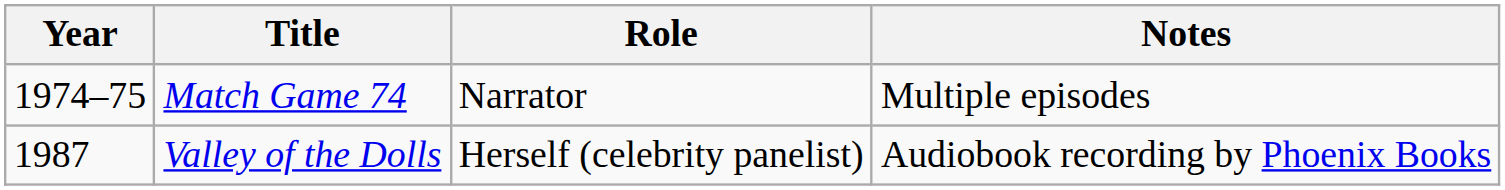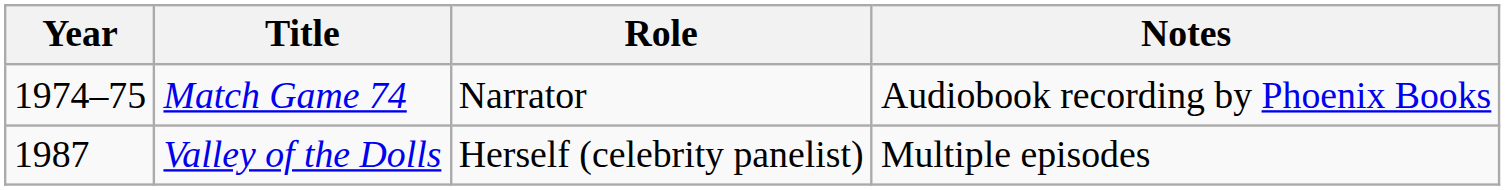(1016, 94) Multiple episodes -> (1186, 94) Audiobook recording by Phoenix Books
(1186, 154) Audiobook recording by Phoenix Books -> (1016, 154) Multiple episodes
